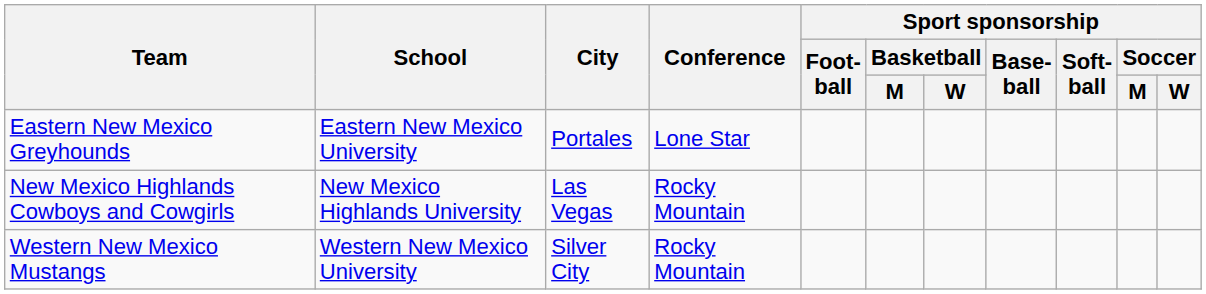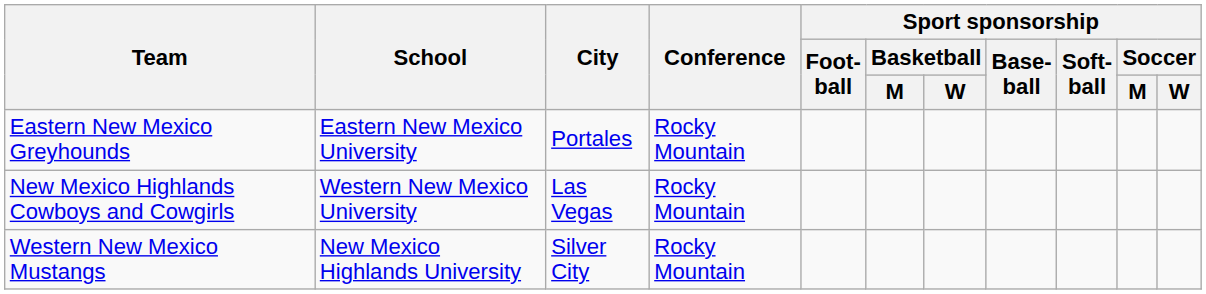(702, 139) Lone Star -> (700, 139) Rocky Mountain
(420, 199) New Mexico Highlands University -> (424, 199) Western New Mexico University
(424, 259) Western New Mexico University -> (420, 259) New Mexico Highlands University
